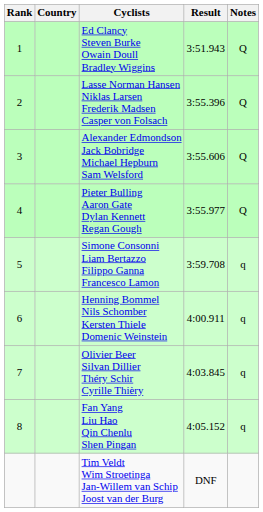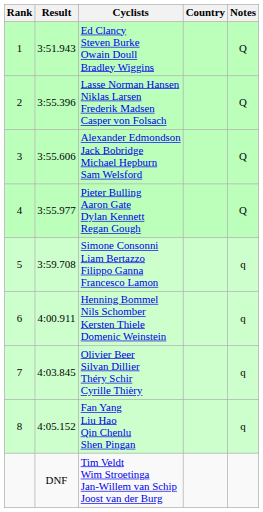columns swapped: (57, 13) <-> (206, 13)
